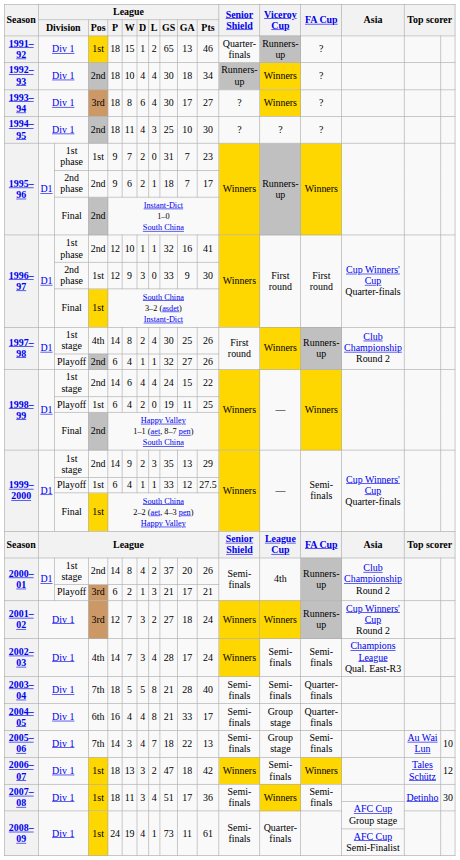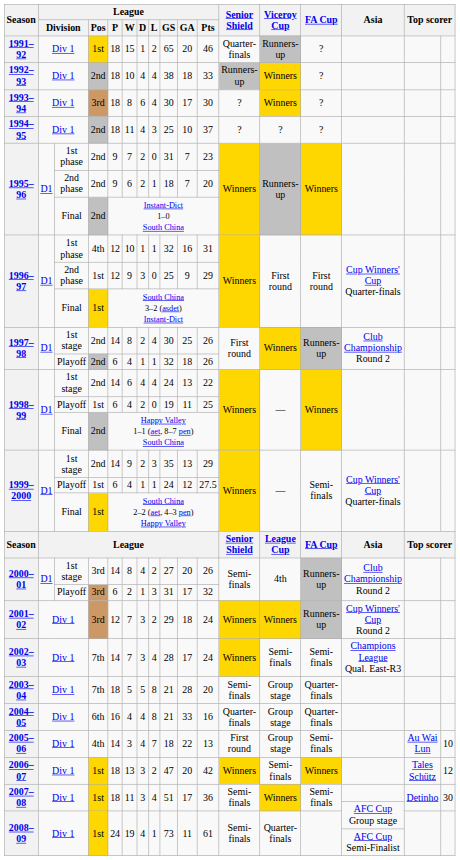(187, 49) 13 -> (187, 49) 20
(169, 76) 30 -> (169, 76) 38
(208, 76) 34 -> (208, 76) 33
(208, 103) 27 -> (208, 103) 30
(208, 130) 30 -> (208, 130) 37
(98, 156) 1st -> (98, 156) 2nd
(208, 183) 17 -> (208, 183) 20
(98, 248) 2nd -> (98, 248) 4th
(208, 248) 41 -> (208, 248) 31
(169, 275) 33 -> (169, 275) 25
(208, 275) 30 -> (208, 275) 29
(98, 340) 4th -> (98, 340) 2nd
(187, 361) 27 -> (187, 361) 18
(187, 383) 15 -> (187, 383) 13
(169, 485) 33 -> (169, 485) 24
(98, 571) 2nd -> (98, 571) 3rd
(169, 571) 37 -> (169, 571) 27
(169, 592) 21 -> (169, 592) 31
(208, 592) 21 -> (208, 592) 32
(169, 619) 27 -> (169, 619) 29
(98, 657) 4th -> (98, 657) 7th
(208, 690) 40 -> (208, 690) 20
(280, 690) Semi-finals -> (280, 690) Group stage
(208, 717) 17 -> (208, 717) 16
(239, 717) Semi-finals -> (239, 717) Quarter-finals
(98, 744) 7th -> (98, 744) 4th
(239, 744) Semi-finals -> (239, 744) First round
(187, 770) 18 -> (187, 770) 20
